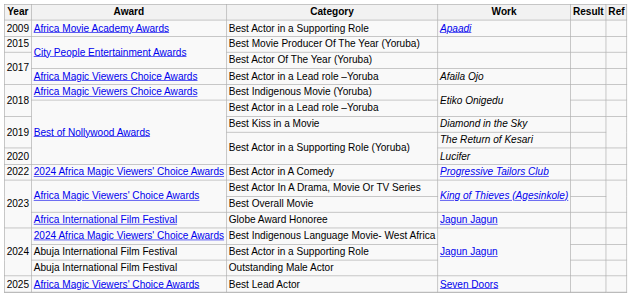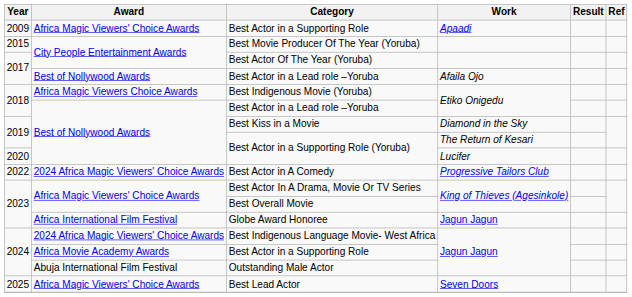(101, 28) Africa Movie Academy Awards -> (117, 28) Africa Magic Viewers' Choice Awards
(116, 76) Africa Magic Viewers Choice Awards -> (92, 76) Best of Nollywood Awards
(105, 252) Abuja International Film Festival -> (101, 252) Africa Movie Academy Awards
